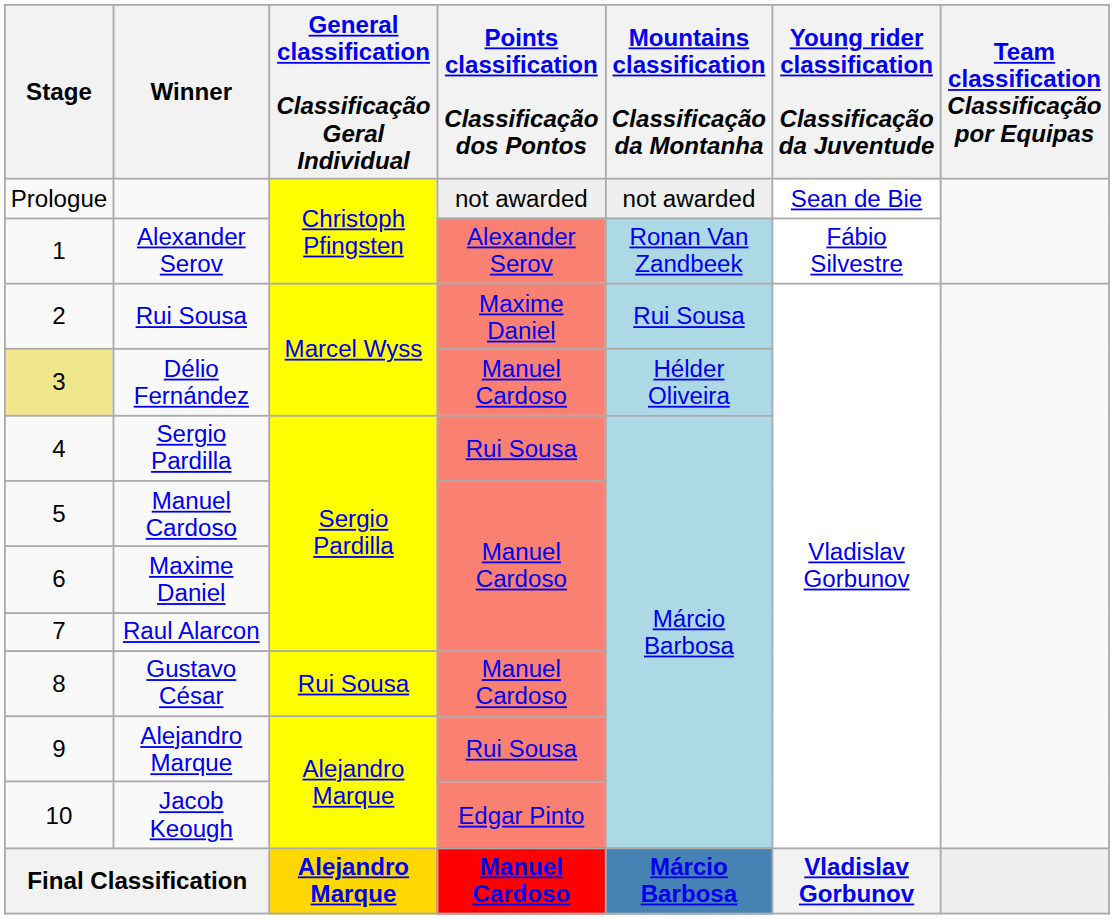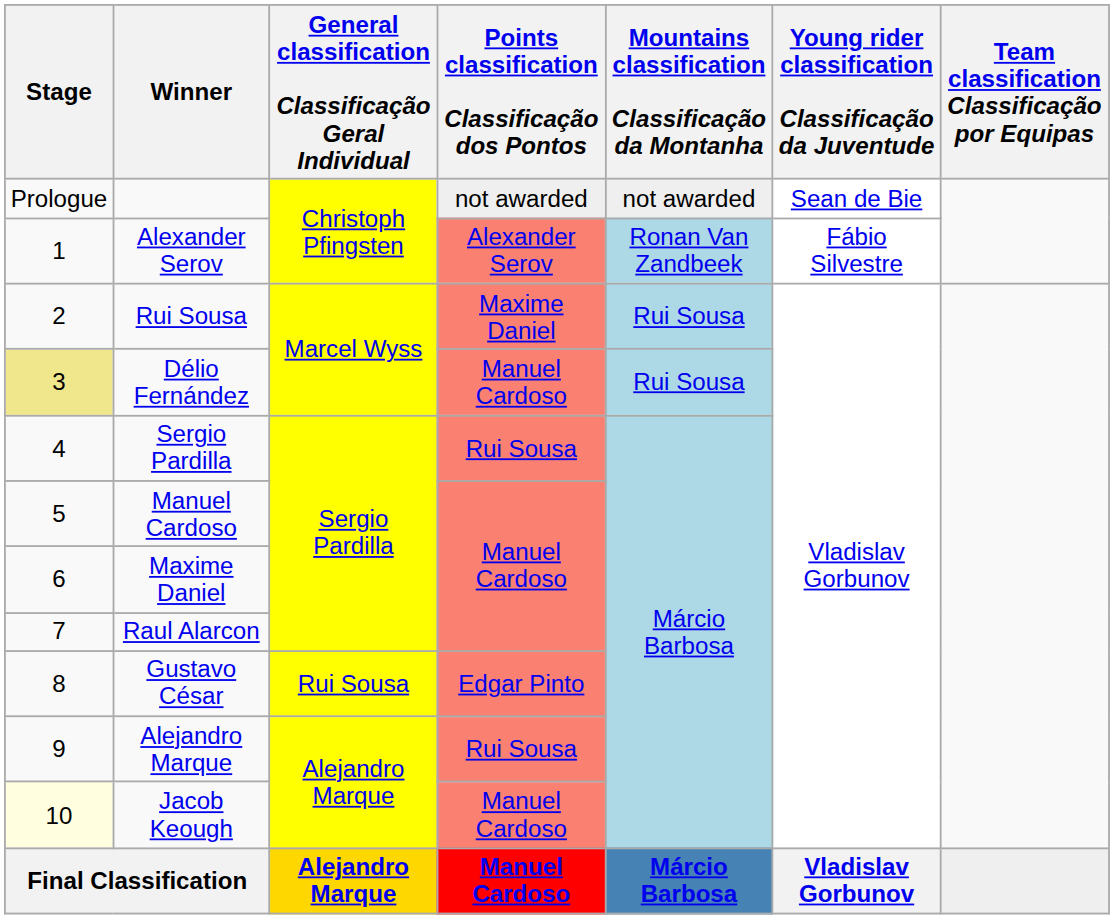(689, 382) Hélder Oliveira -> (689, 382) Rui Sousa
(521, 684) Manuel Cardoso -> (521, 684) Edgar Pinto
(59, 815) no background -> (59, 815) lightyellow background
(521, 815) Edgar Pinto -> (521, 815) Manuel Cardoso
